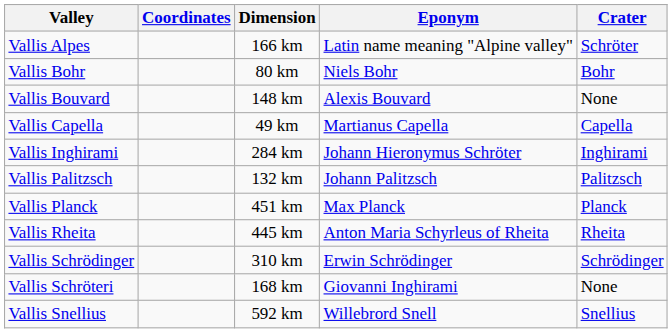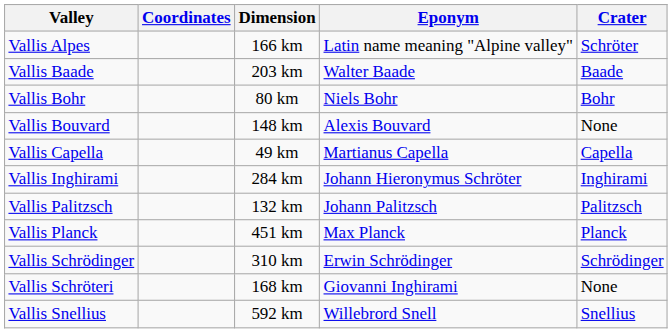+ row: (51, 71)
- row: (52, 233)
